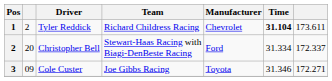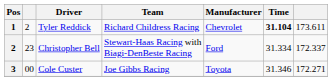(29, 48) 20 -> (29, 48) 23
(29, 69) 09 -> (29, 69) 00
